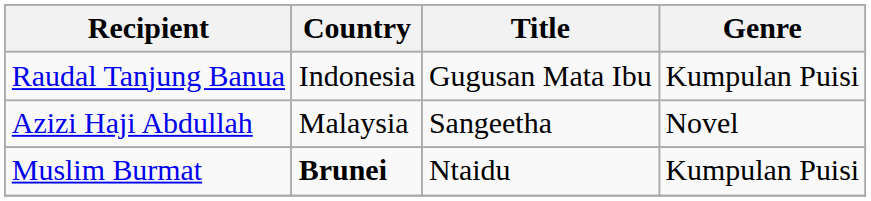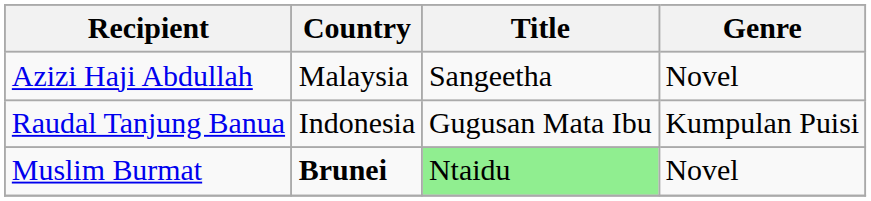rows swapped: (132, 123) <-> (148, 75)
(470, 170) no background -> (470, 170) lightgreen background
(762, 170) Kumpulan Puisi -> (702, 170) Novel
